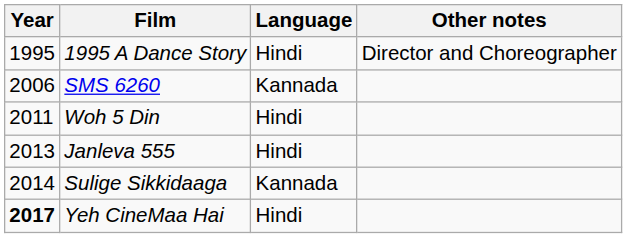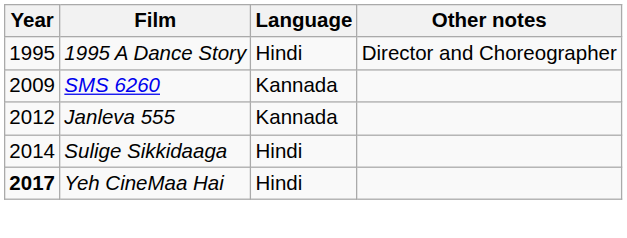(32, 85) 2006 -> (32, 85) 2009
- row: (112, 118)
(32, 150) 2013 -> (32, 118) 2012
(279, 150) Hindi -> (297, 118) Kannada
(297, 183) Kannada -> (279, 150) Hindi
